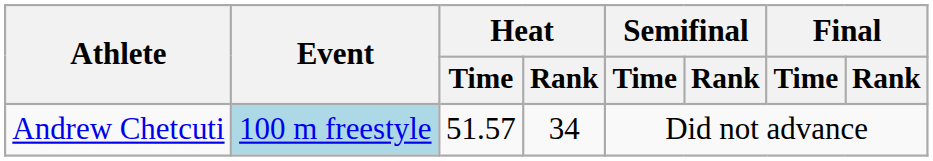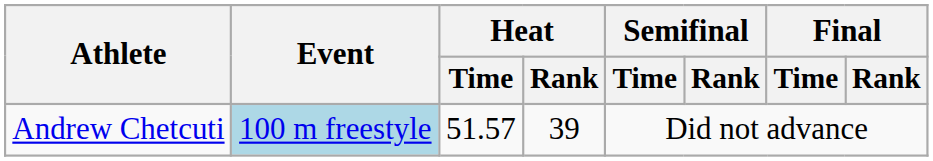(564, 129) 34 -> (564, 129) 39
